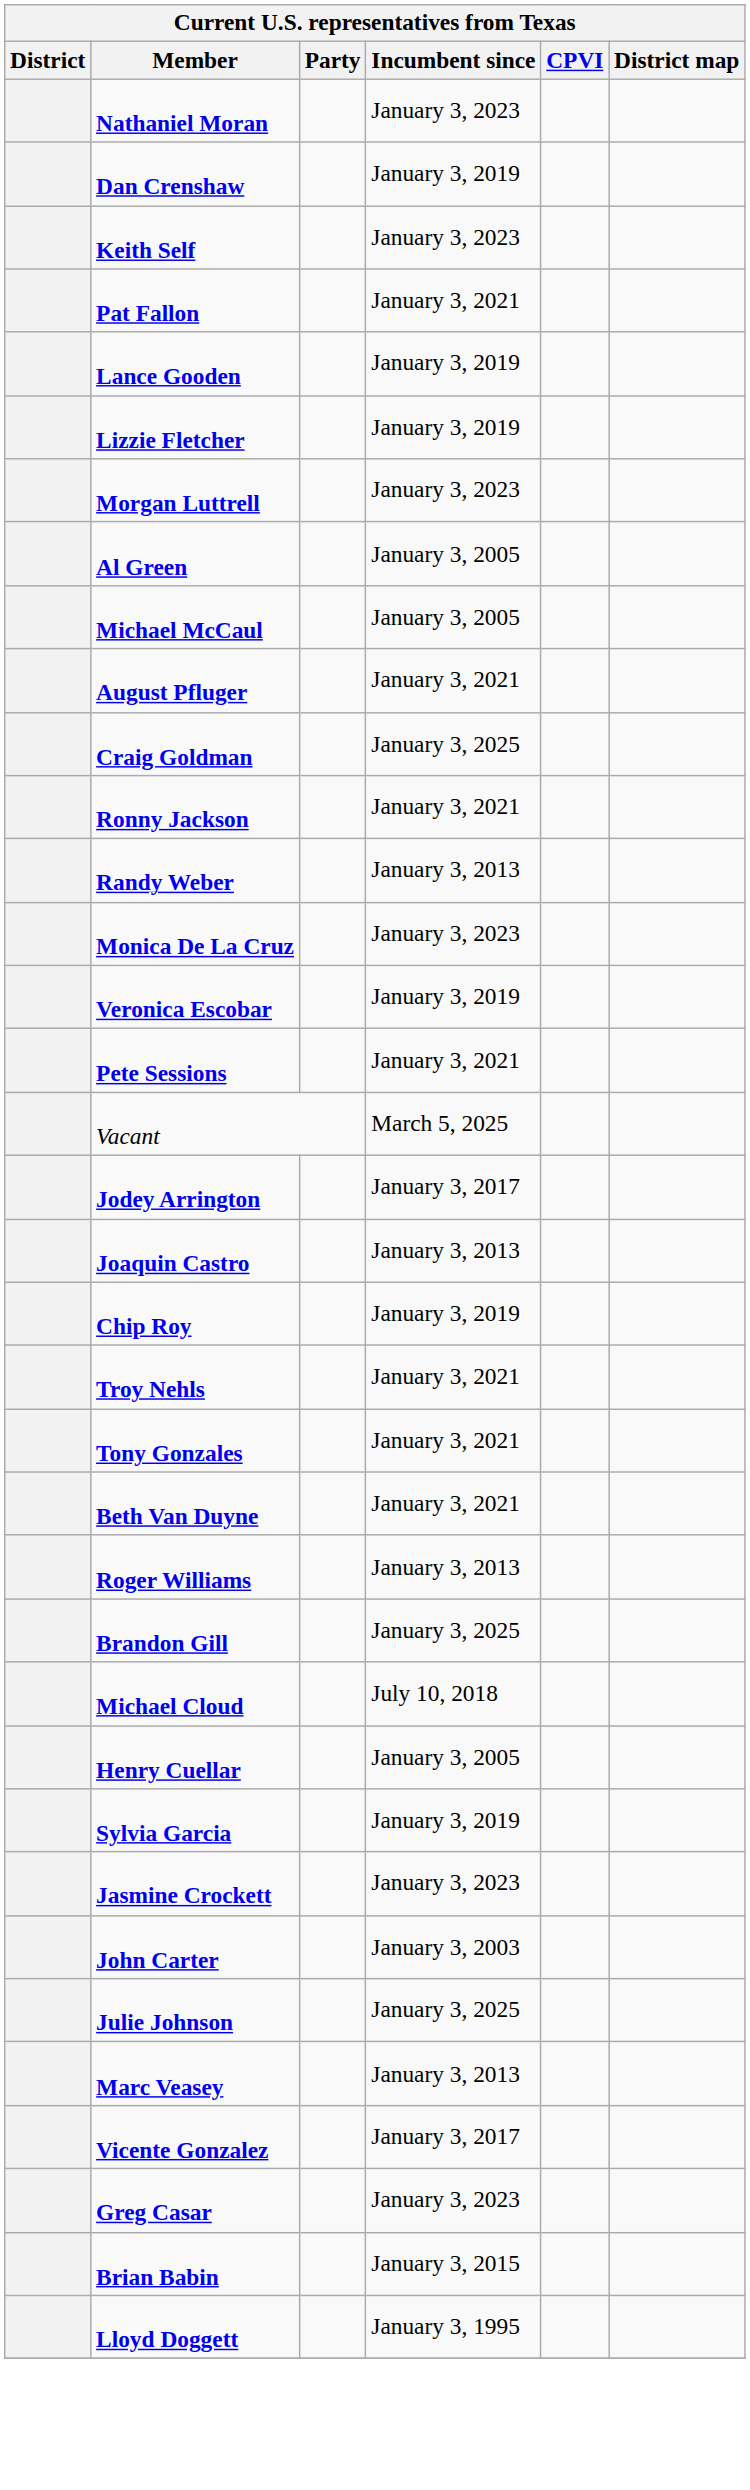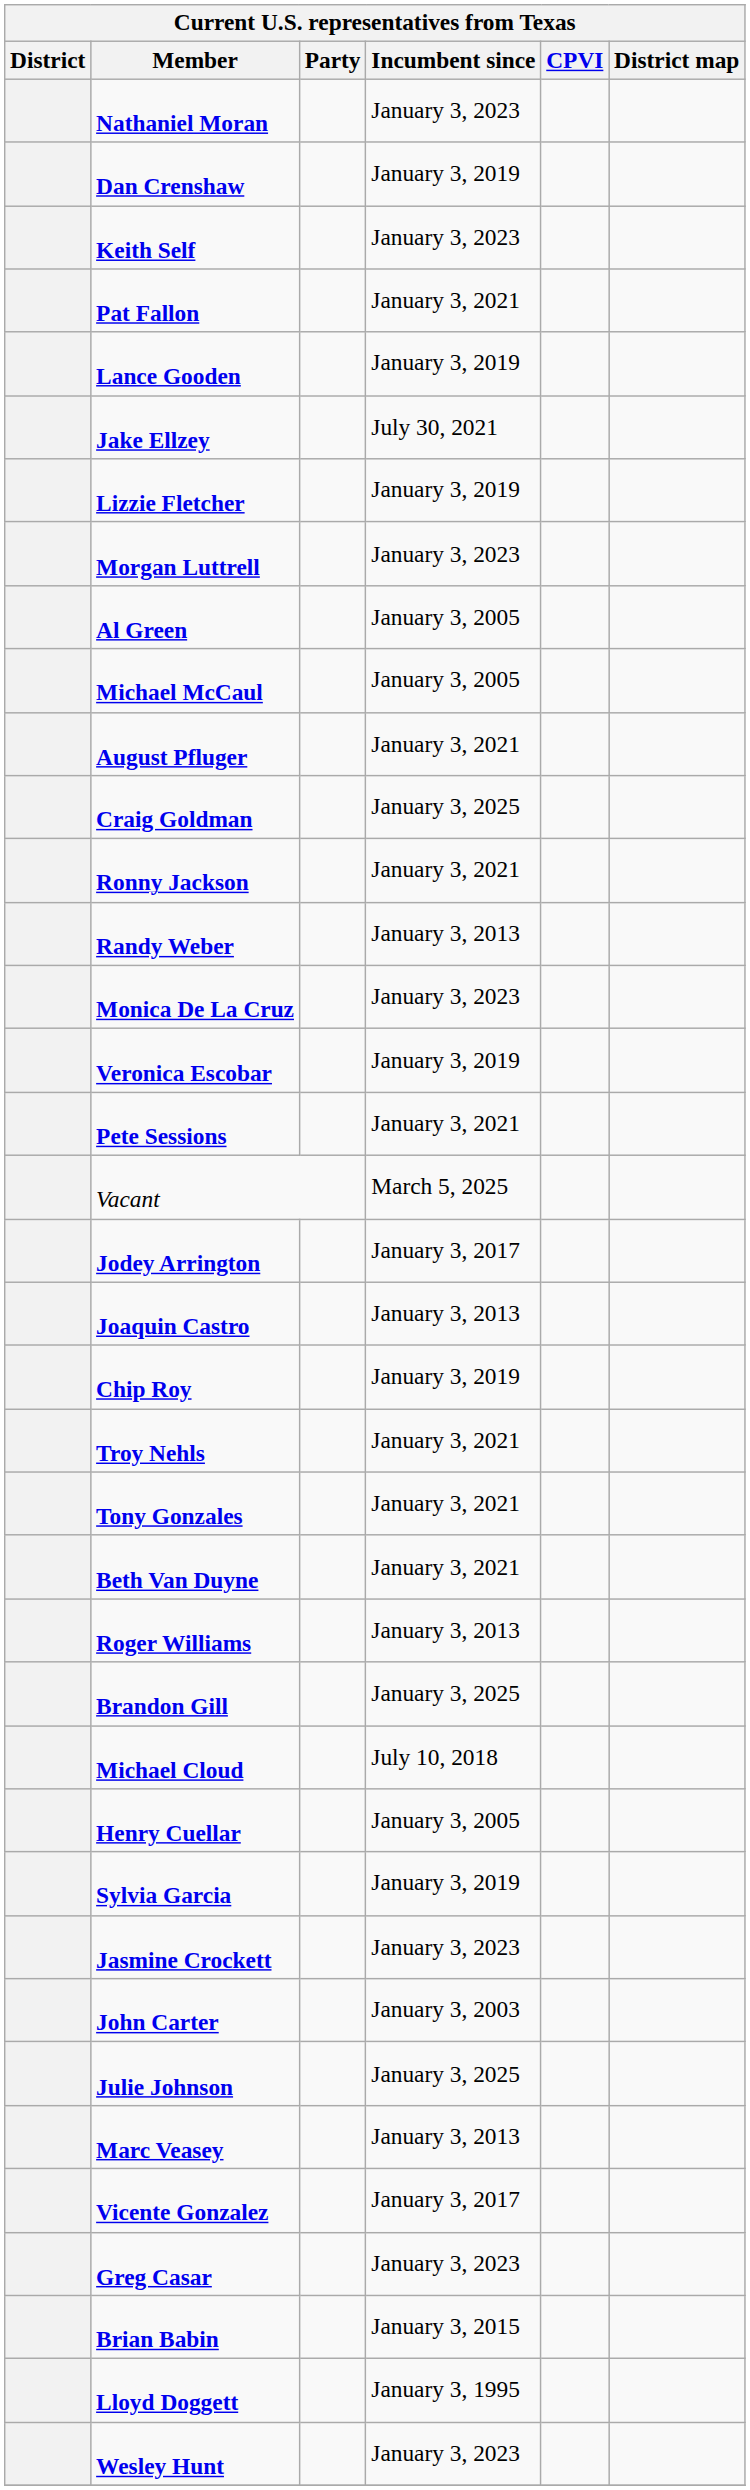+ row: (153, 440)
+ row: (160, 2466)
